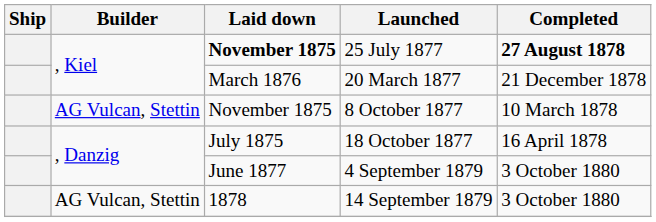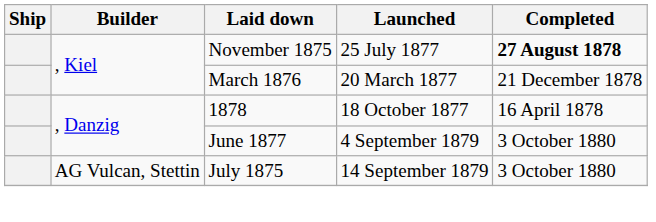(272, 49) bold -> (270, 49) normal
- row: (404, 110)
(246, 140) July 1875 -> (228, 110) 1878
(228, 200) 1878 -> (246, 170) July 1875
